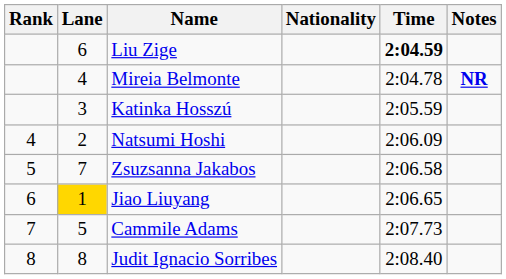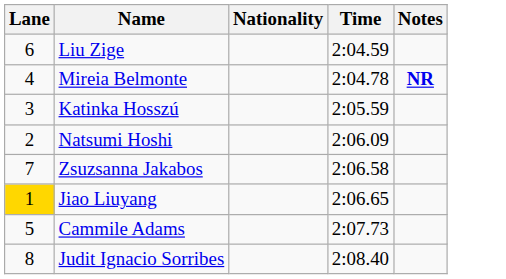- column: (31, 19)
(414, 49) bold -> (360, 49) normal
